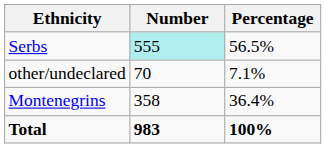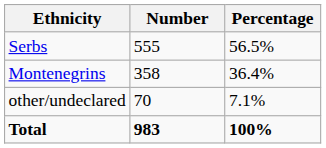(147, 45) paleturquoise background -> (147, 45) no background
rows swapped: (57, 101) <-> (67, 73)
